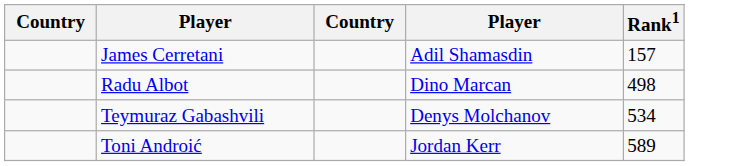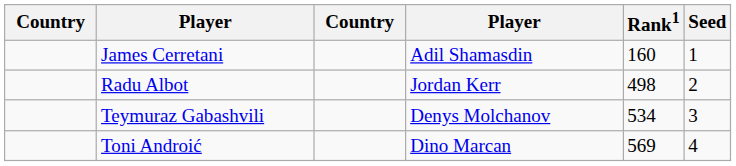+ column: (707, 22)
(641, 54) 157 -> (641, 54) 160
(461, 85) Dino Marcan -> (455, 85) Jordan Kerr
(455, 145) Jordan Kerr -> (461, 145) Dino Marcan
(641, 145) 589 -> (641, 145) 569
